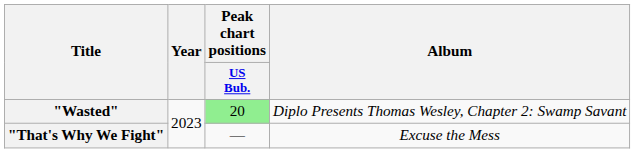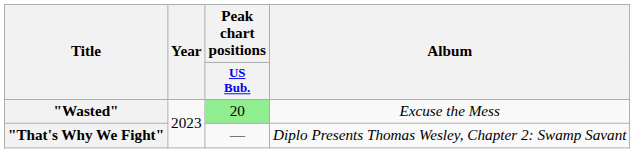(450, 111) Diplo Presents Thomas Wesley, Chapter 2: Swamp Savant -> (450, 111) Excuse the Mess
(450, 135) Excuse the Mess -> (450, 135) Diplo Presents Thomas Wesley, Chapter 2: Swamp Savant
